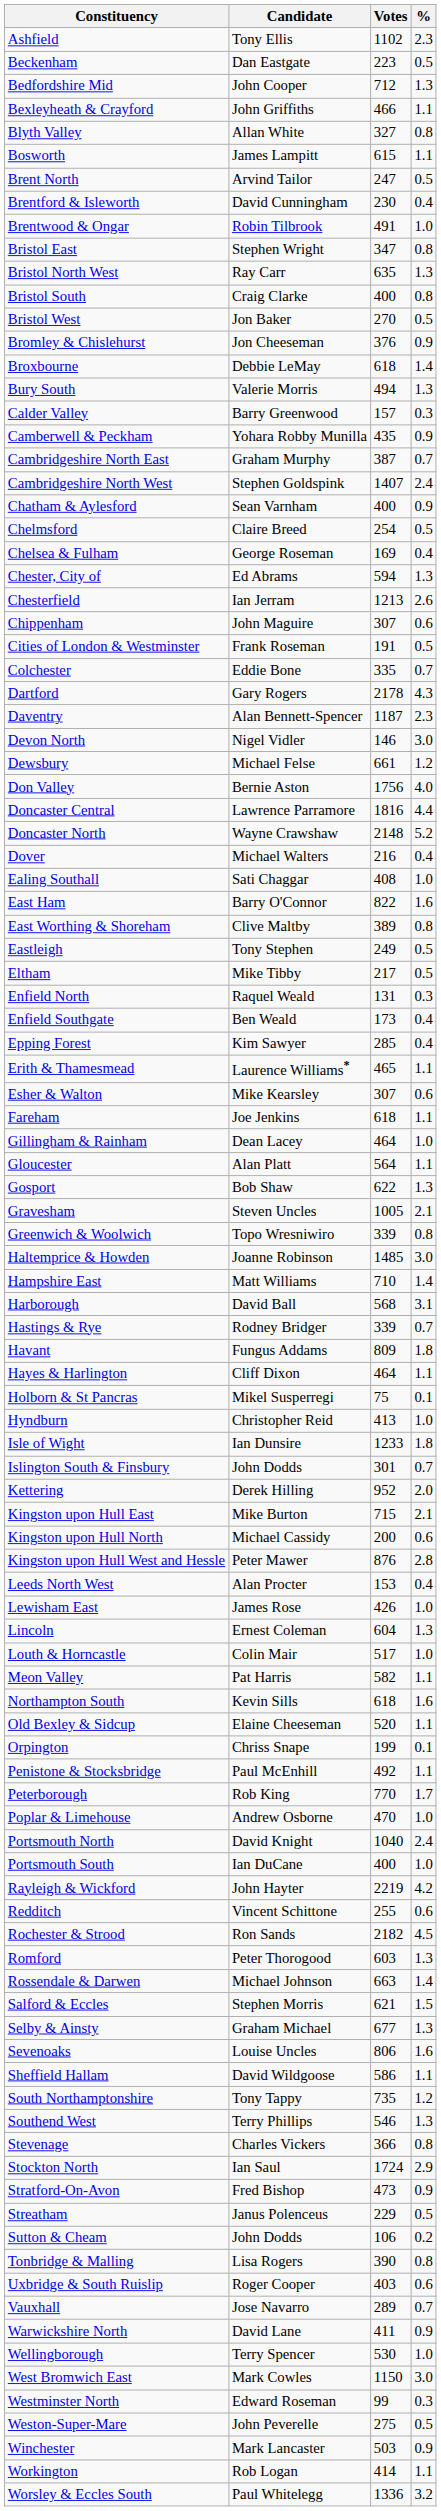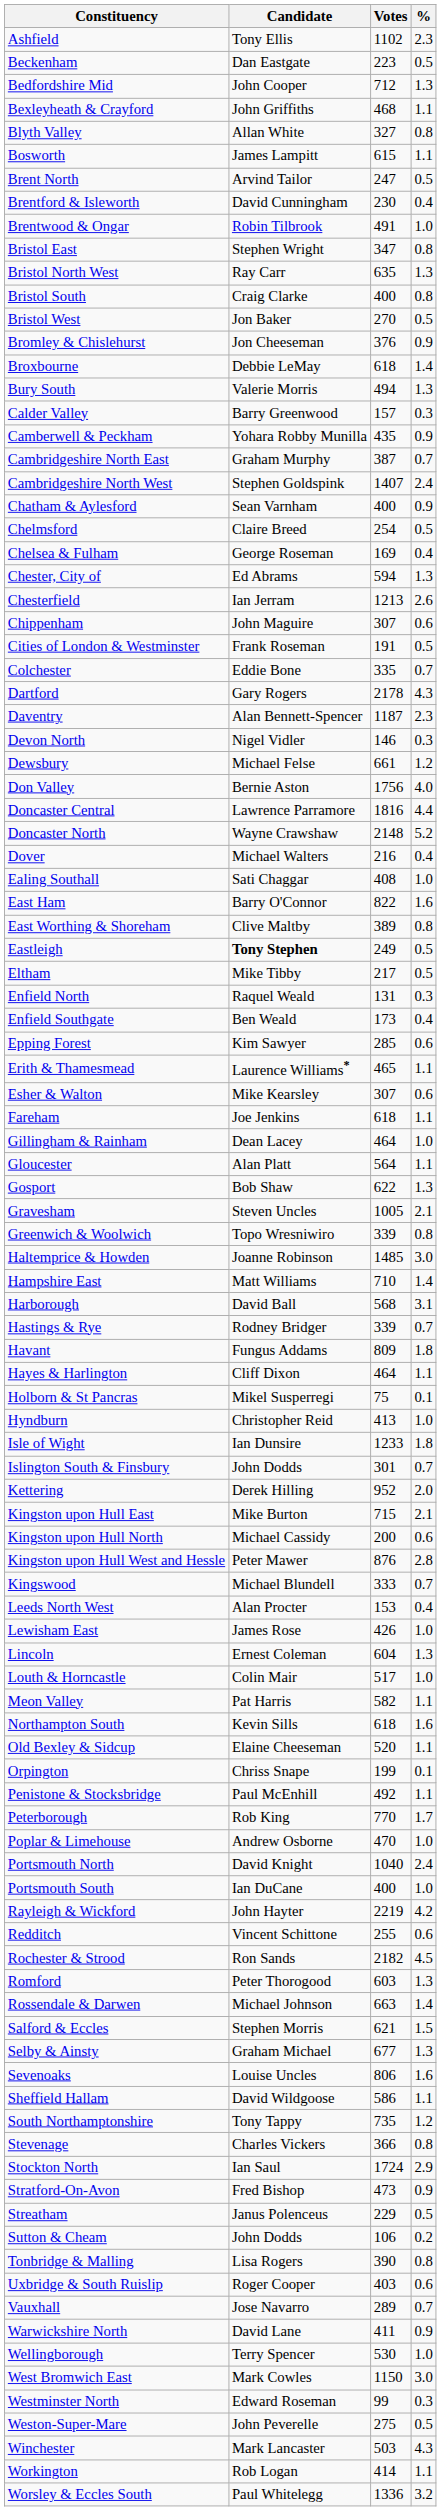(385, 109) 466 -> (385, 109) 468
(424, 739) 3.0 -> (424, 739) 0.3
(273, 949) normal -> (275, 949) bold
(424, 1043) 0.4 -> (424, 1043) 0.6
+ row: (42, 1584)
- row: (52, 2121)
(424, 2448) 0.9 -> (424, 2448) 4.3
